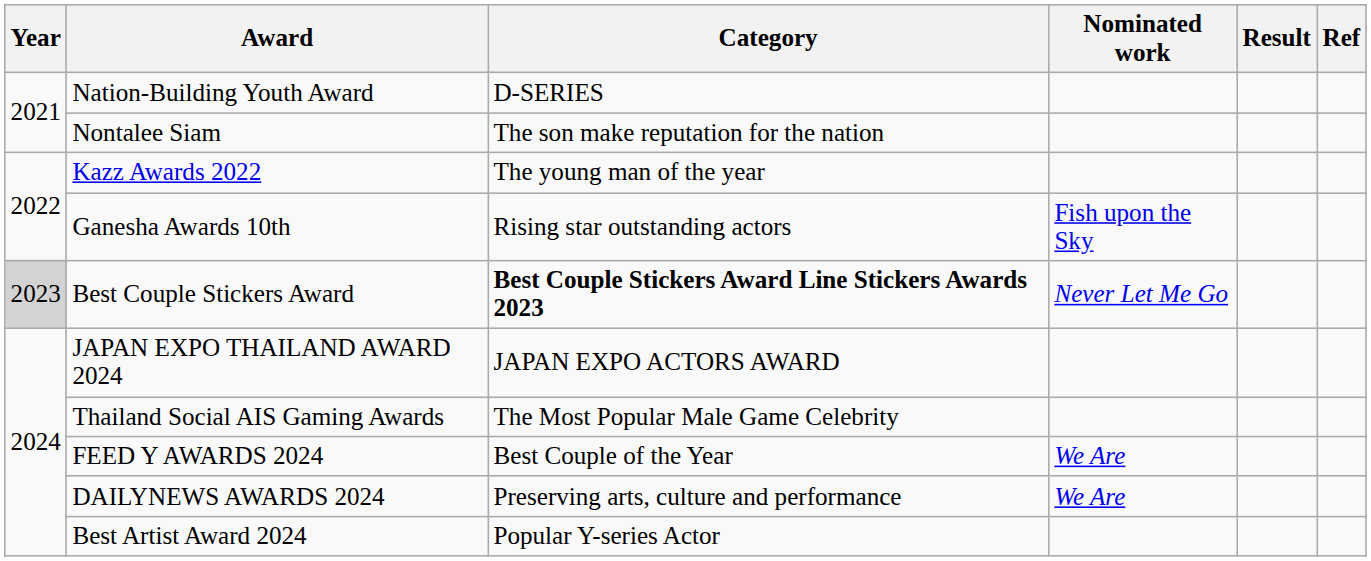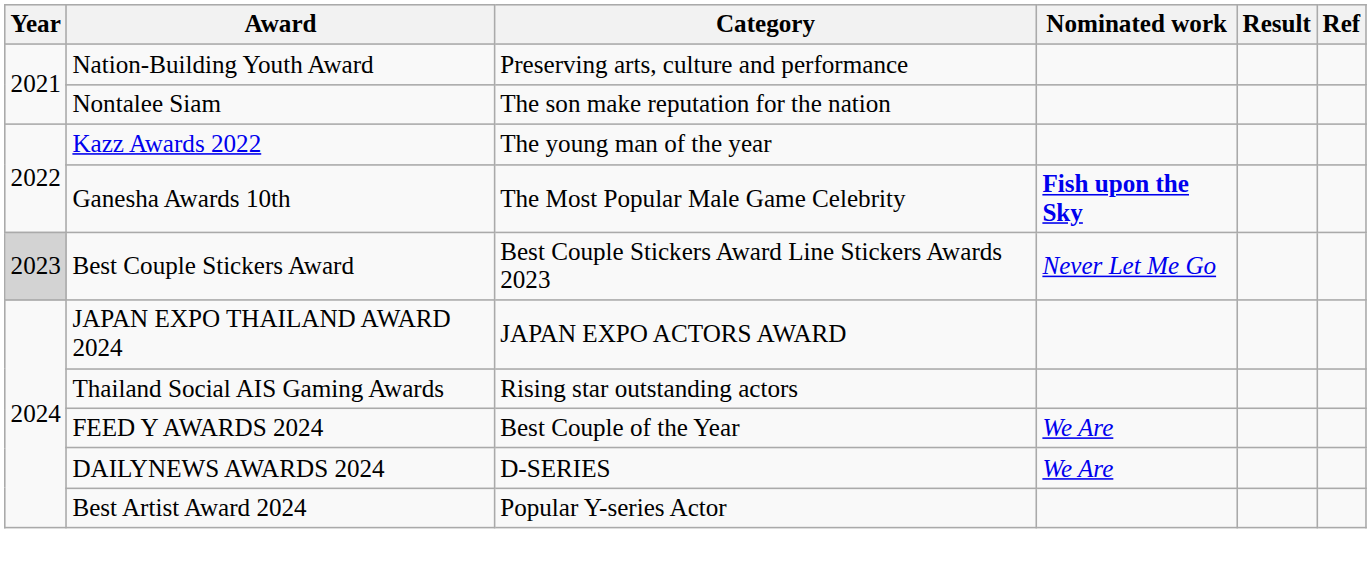(549, 92) D-SERIES -> (704, 64) Preserving arts, culture and performance
(642, 226) Rising star outstanding actors -> (703, 197) The Most Popular Male Game Celebrity
(1123, 226) normal -> (1116, 197) bold
(760, 294) bold -> (751, 266) normal
(696, 416) The Most Popular Male Game Celebrity -> (649, 388) Rising star outstanding actors
(697, 496) Preserving arts, culture and performance -> (555, 467) D-SERIES
